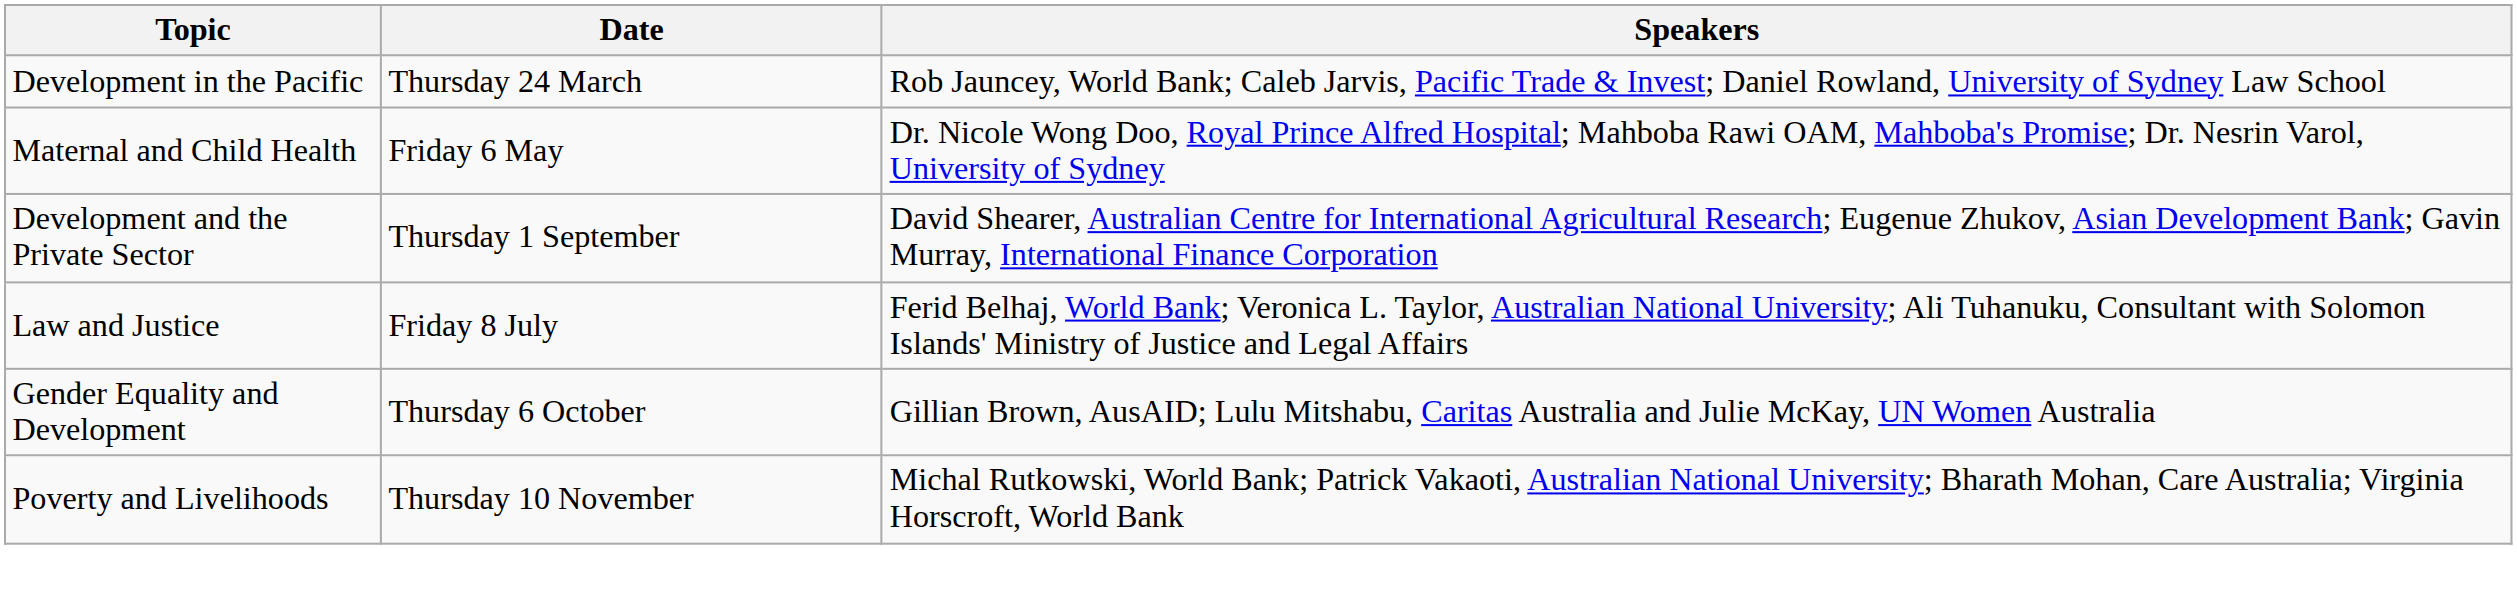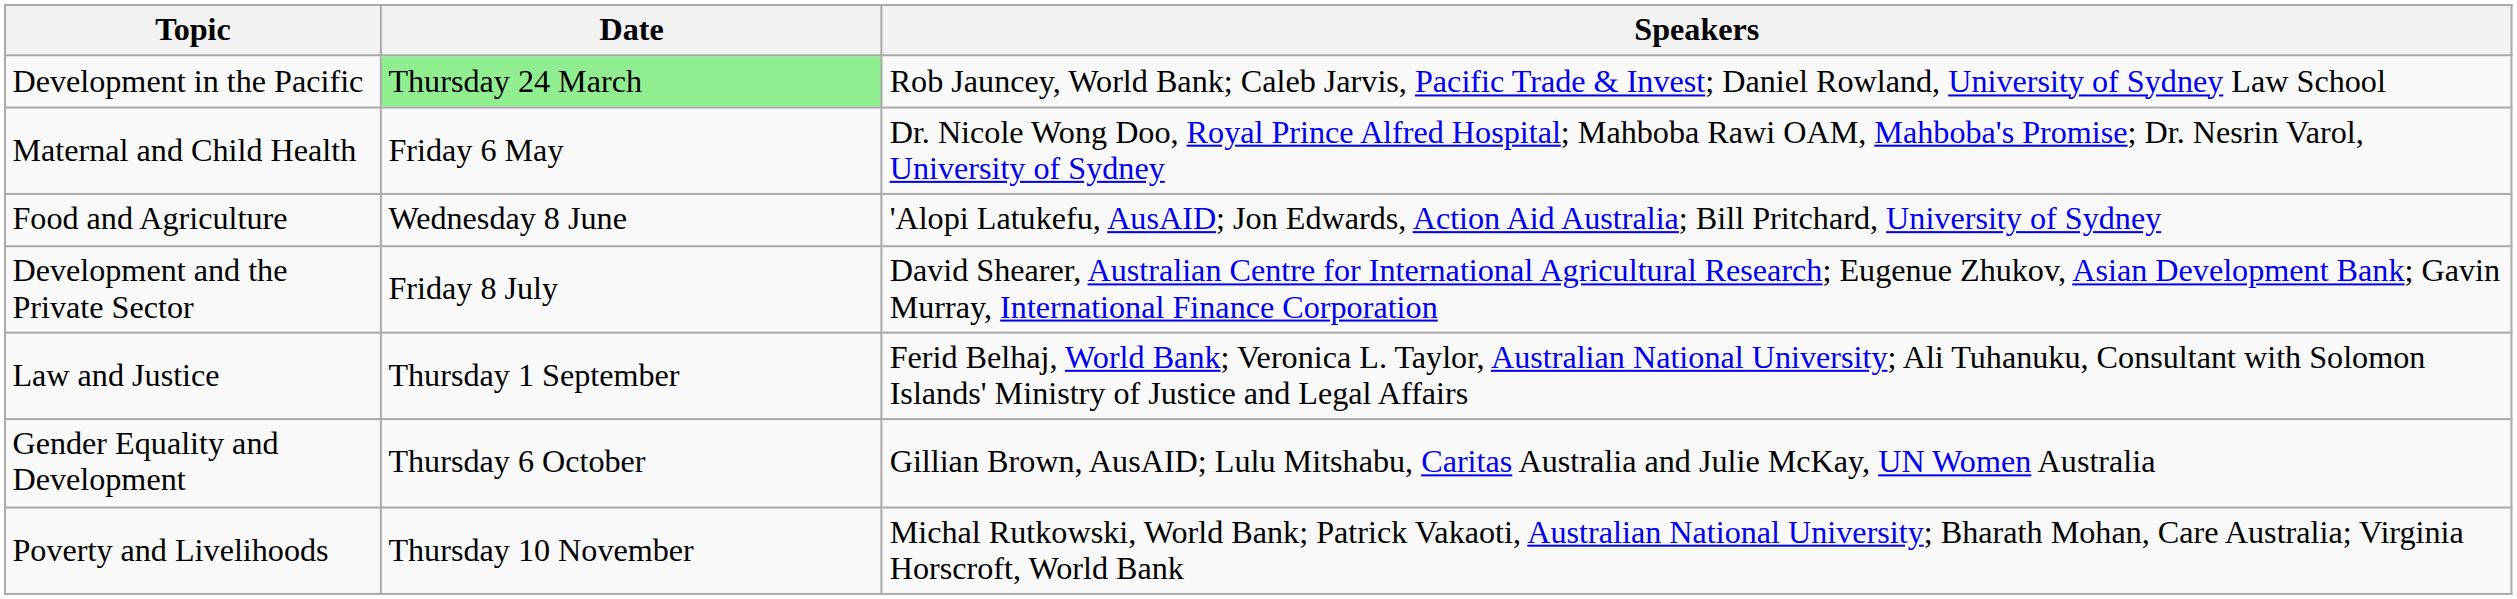(515, 81) no background -> (515, 81) lightgreen background
+ row: (150, 219)
(534, 237) Thursday 1 September -> (473, 288) Friday 8 July
(473, 324) Friday 8 July -> (534, 375) Thursday 1 September
